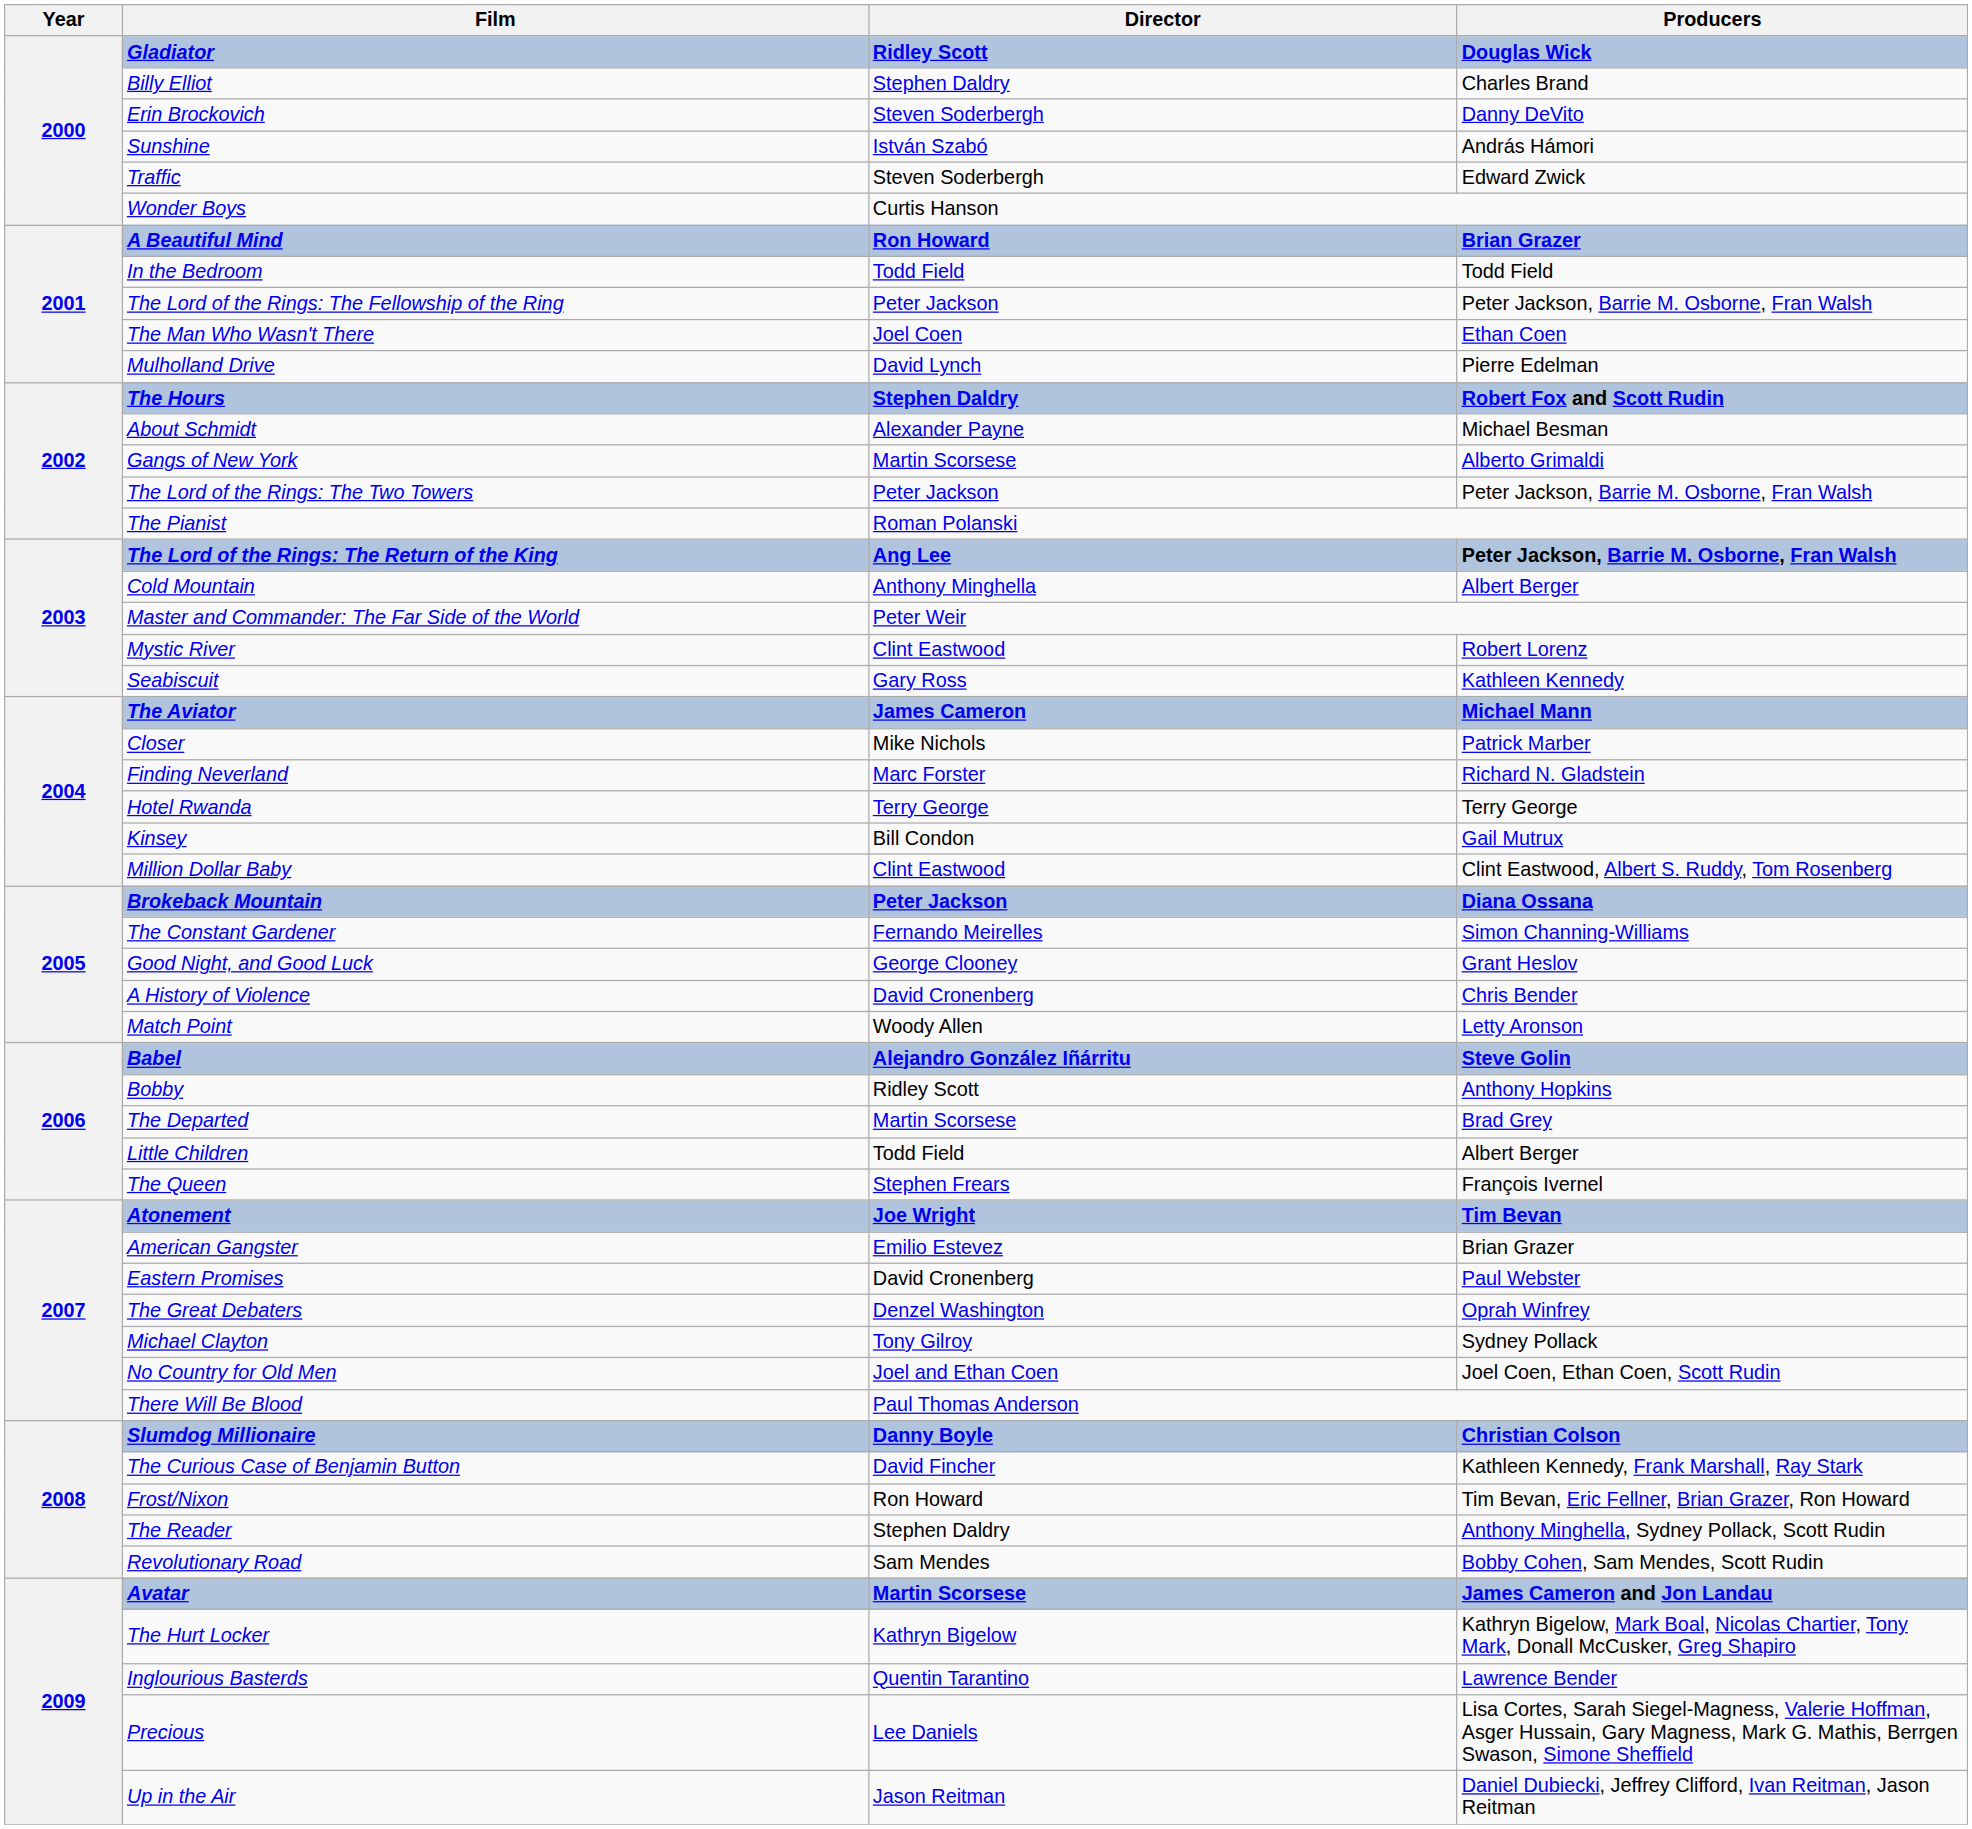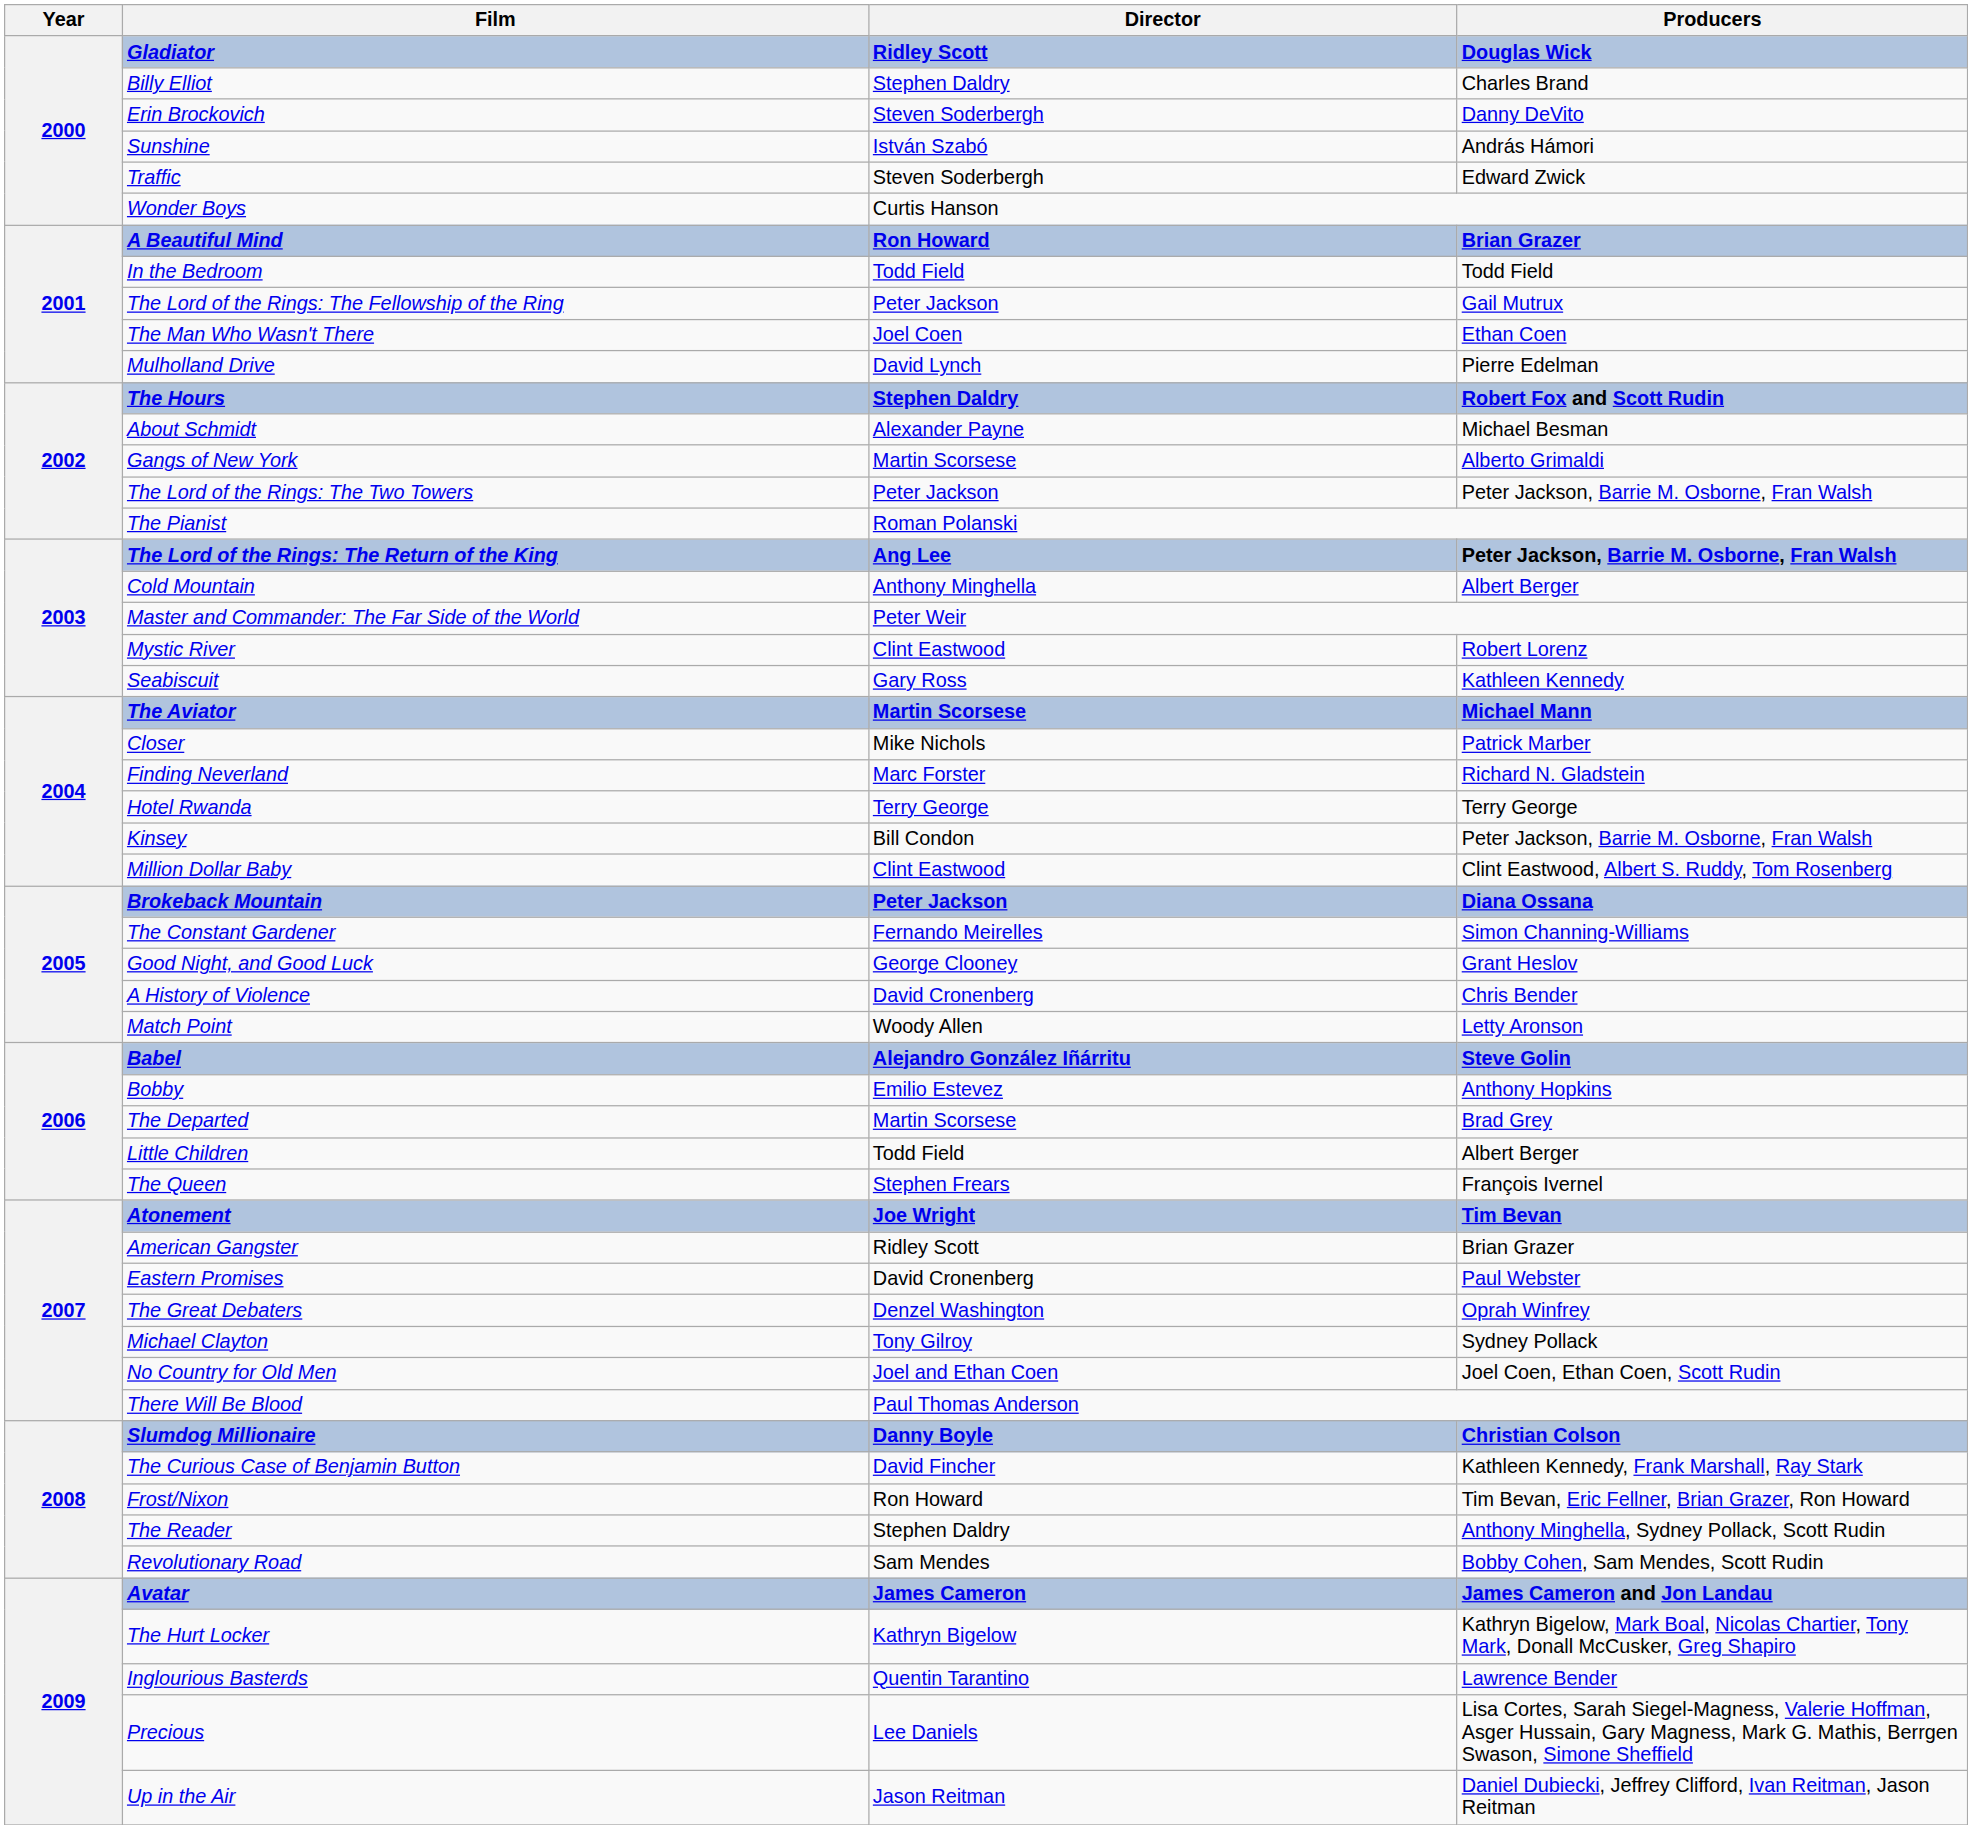(1667, 303) Peter Jackson, Barrie M. Osborne, Fran Walsh -> (1512, 303) Gail Mutrux
(950, 712) James Cameron -> (949, 712) Martin Scorsese
(1512, 838) Gail Mutrux -> (1667, 838) Peter Jackson, Barrie M. Osborne, Fran Walsh
(926, 1090) Ridley Scott -> (938, 1090) Emilio Estevez
(938, 1247) Emilio Estevez -> (926, 1247) Ridley Scott
(949, 1593) Martin Scorsese -> (950, 1593) James Cameron
